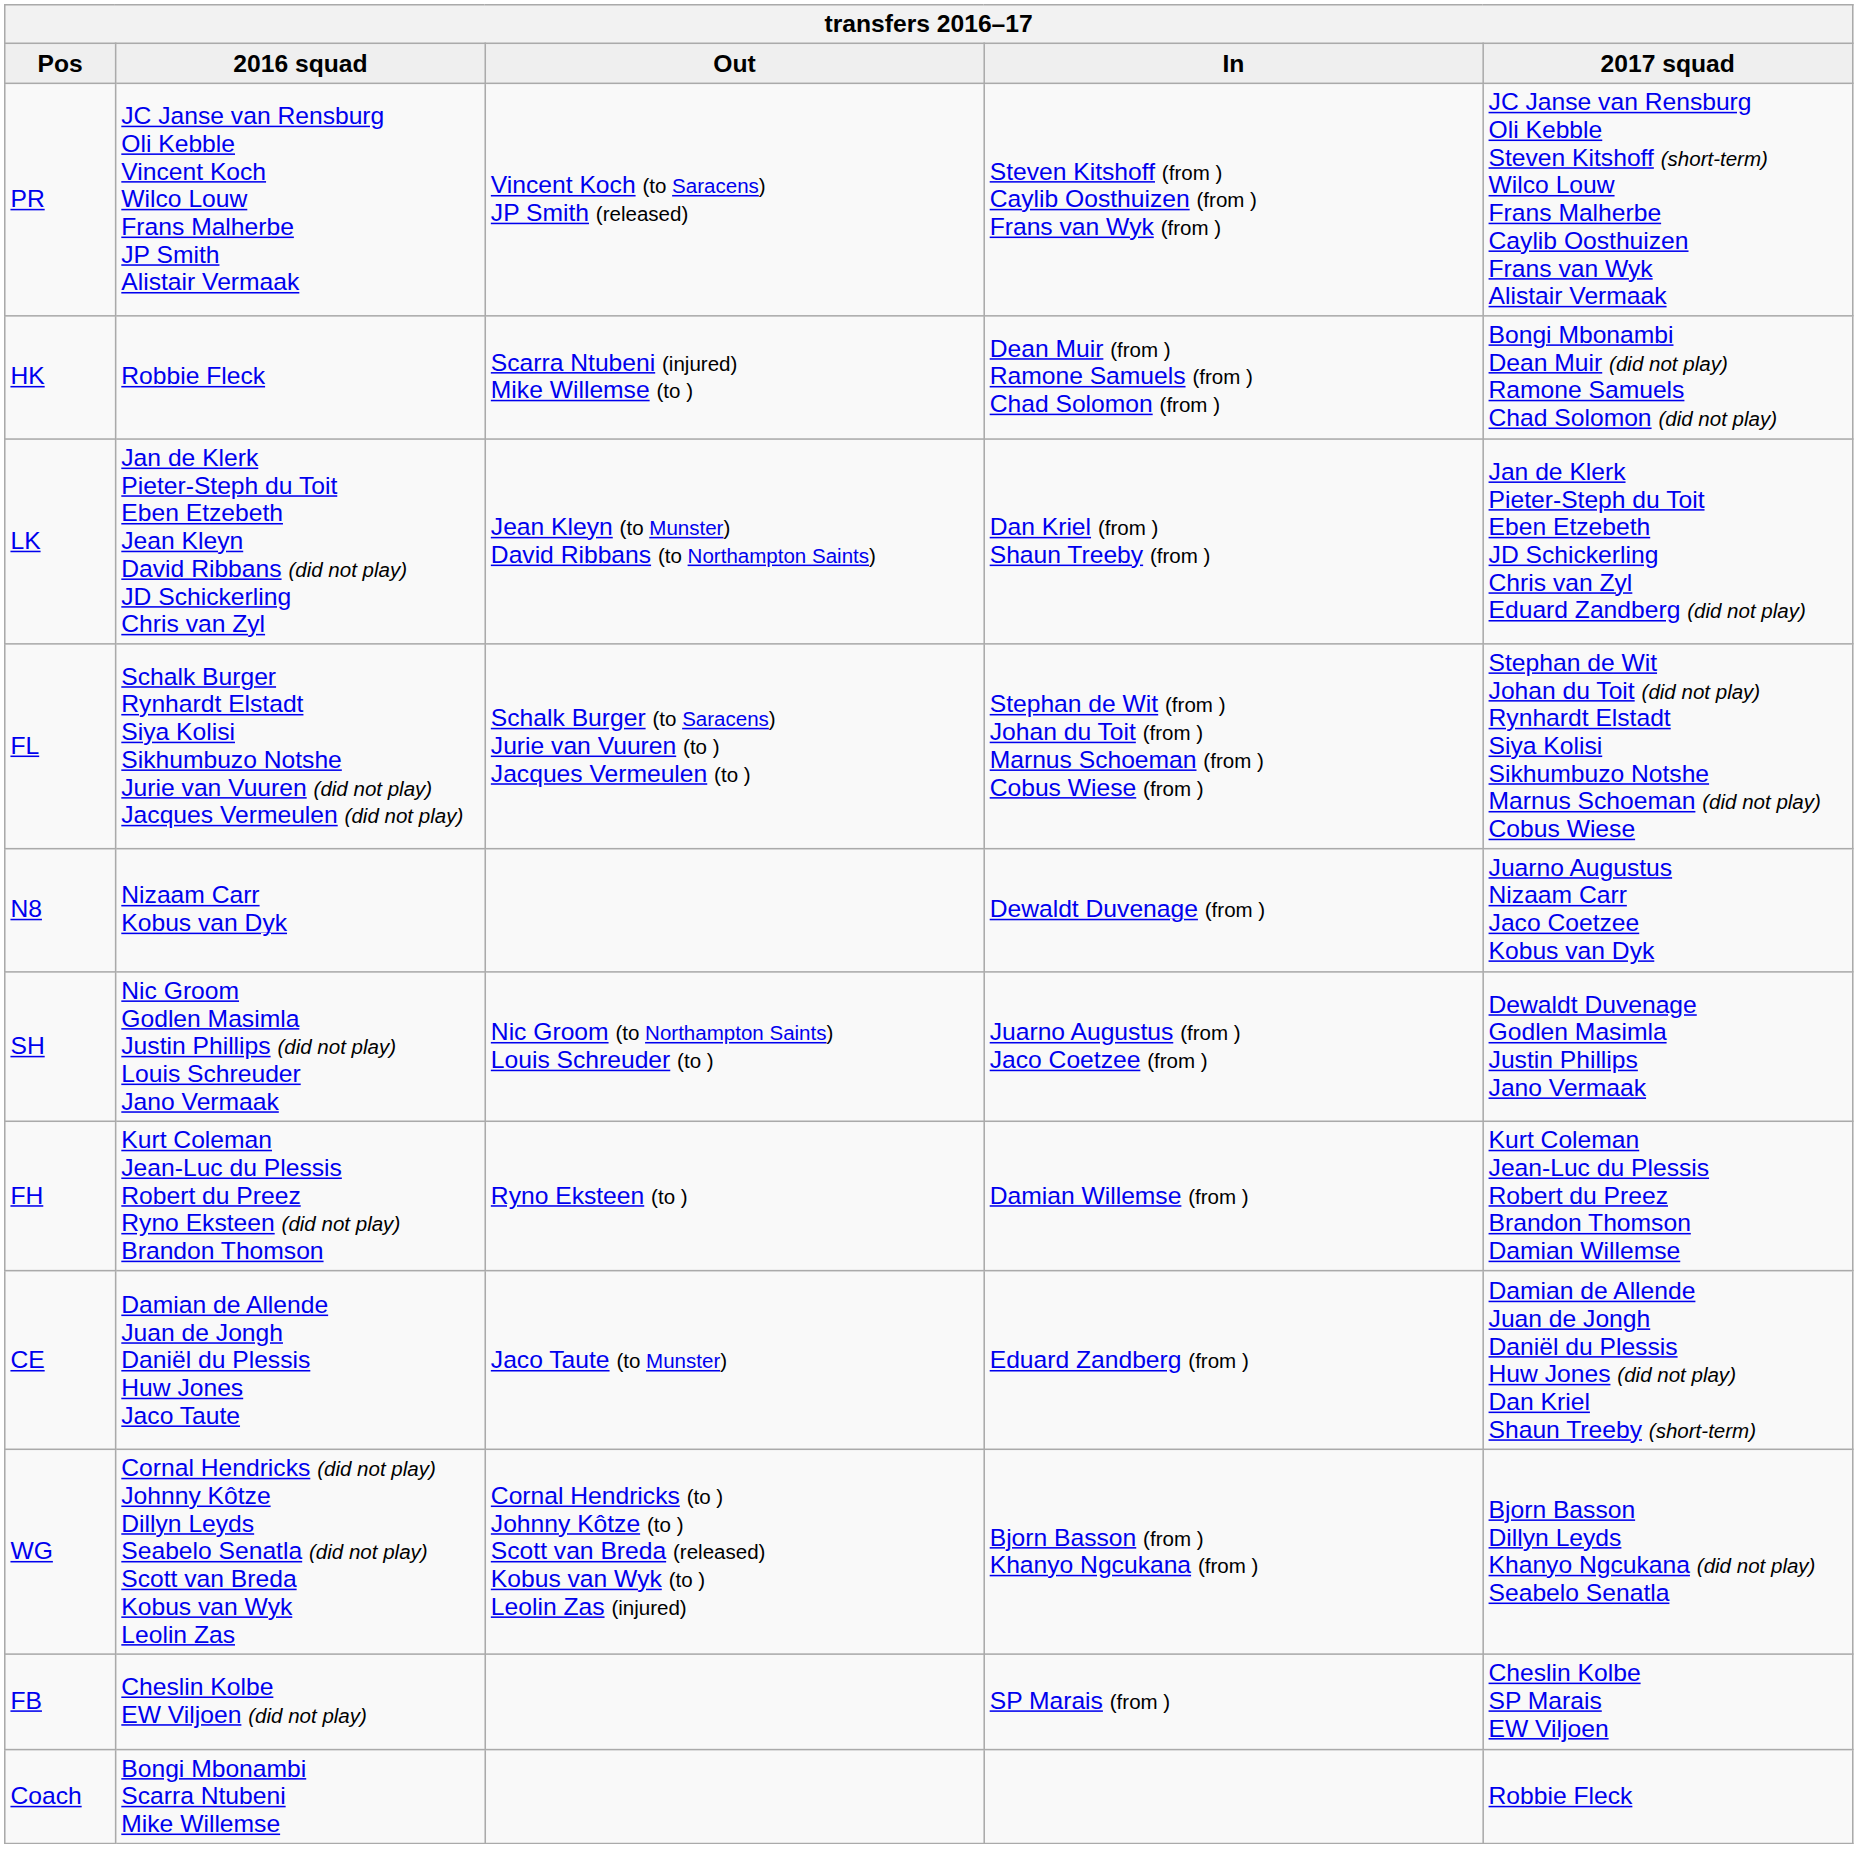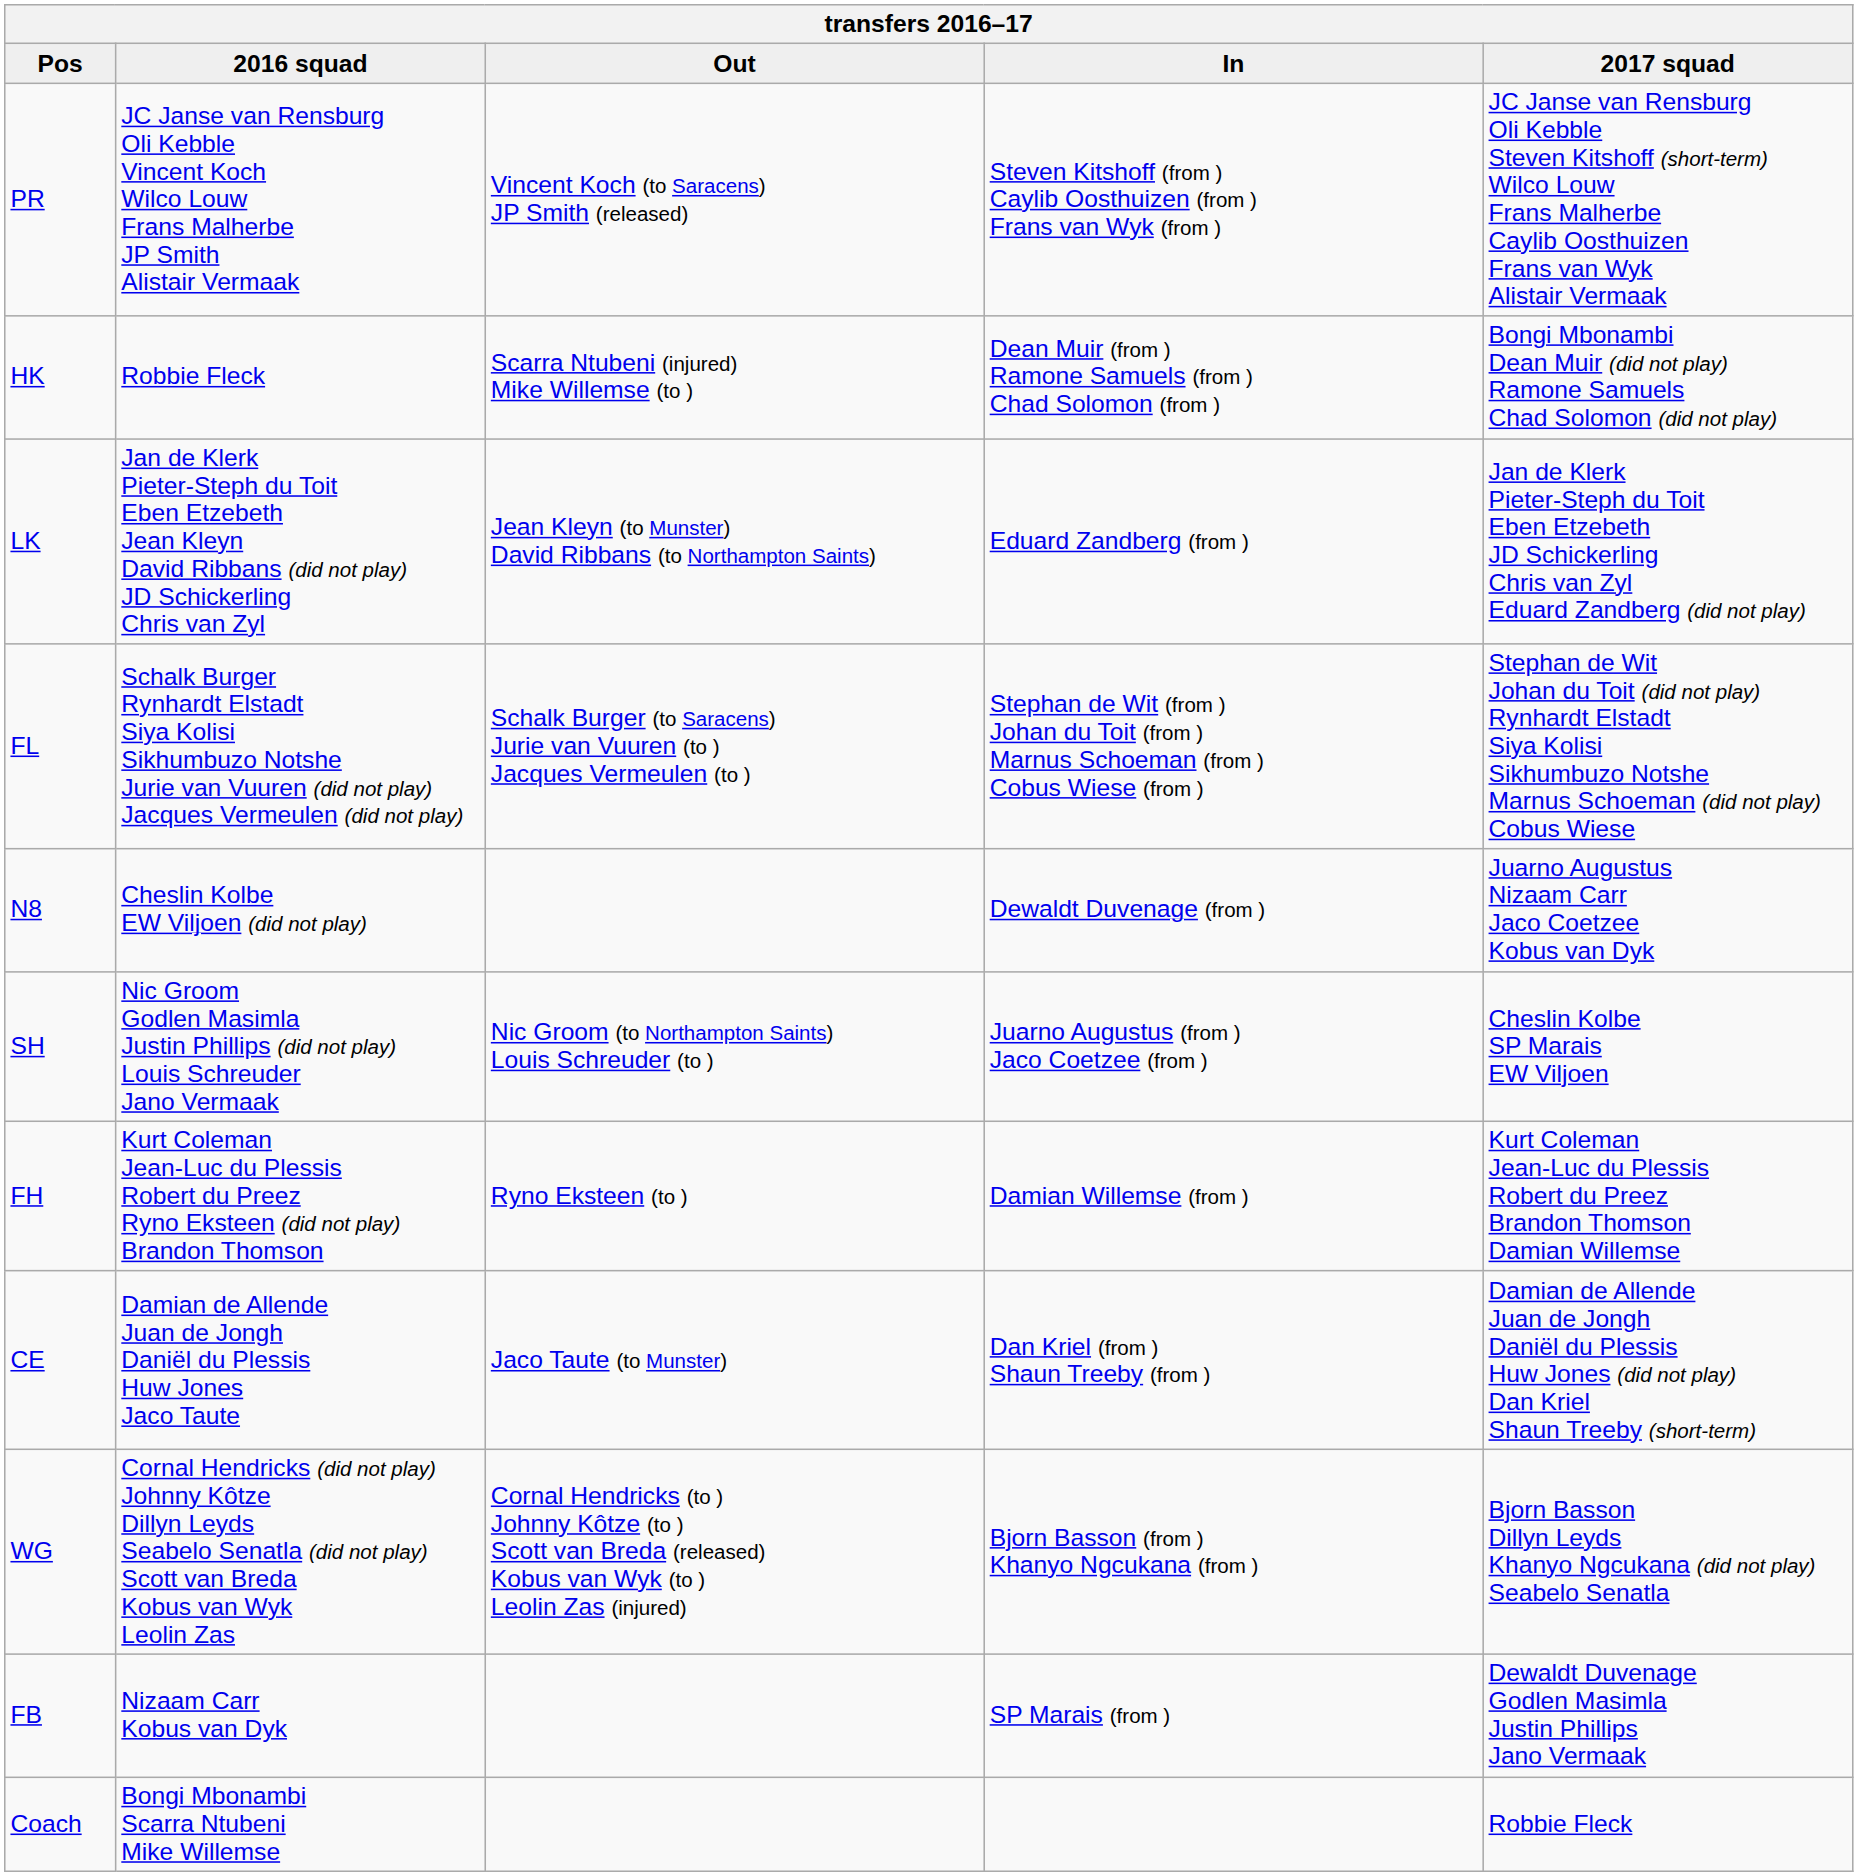(1100, 540) Dan Kriel (from ) Shaun Treeby (from ) -> (1119, 540) Eduard Zandberg (from )
(204, 909) Nizaam Carr Kobus van Dyk -> (244, 909) Cheslin Kolbe EW Viljoen (did not play)
(1593, 1046) Dewaldt Duvenage Godlen Masimla Justin Phillips Jano Vermaak -> (1565, 1046) Cheslin Kolbe SP Marais EW Viljoen
(1119, 1359) Eduard Zandberg (from ) -> (1100, 1359) Dan Kriel (from ) Shaun Treeby (from )
(244, 1701) Cheslin Kolbe EW Viljoen (did not play) -> (204, 1715) Nizaam Carr Kobus van Dyk
(1565, 1701) Cheslin Kolbe SP Marais EW Viljoen -> (1593, 1715) Dewaldt Duvenage Godlen Masimla Justin Phillips Jano Vermaak
